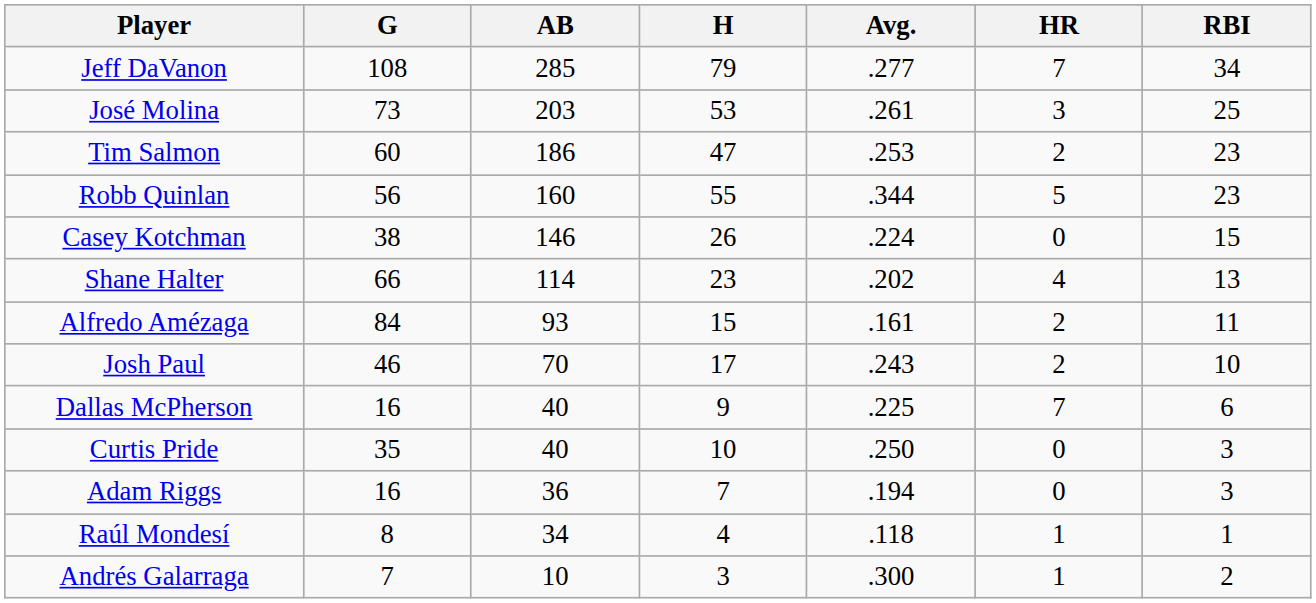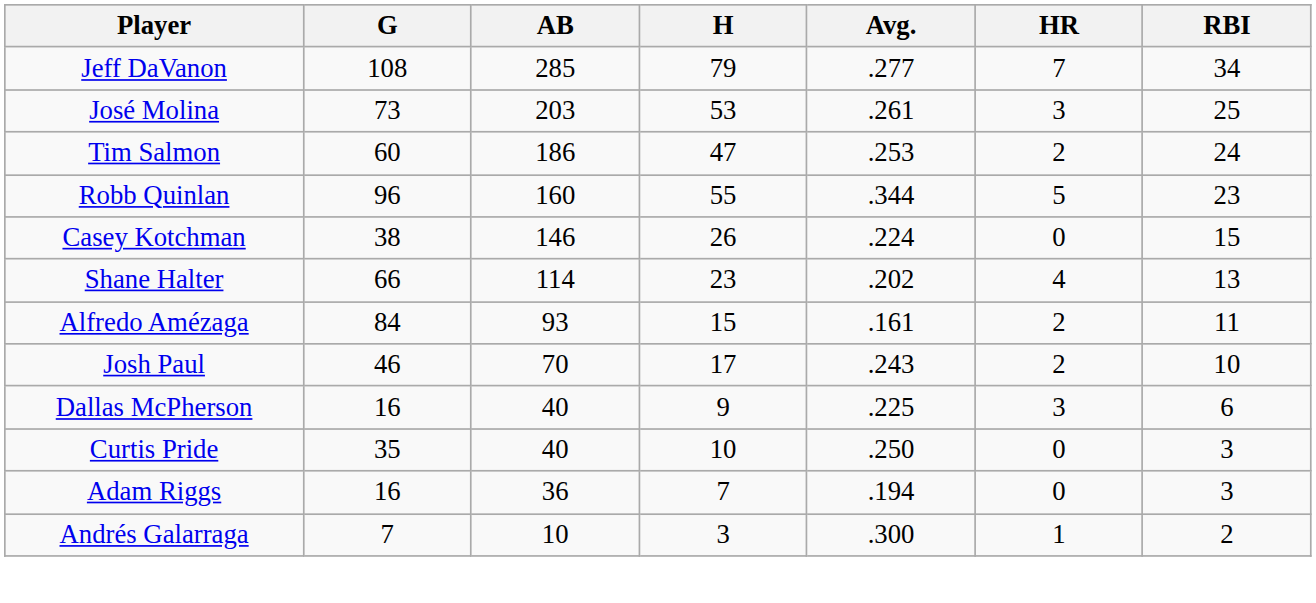(1227, 152) 23 -> (1227, 152) 24
(387, 195) 56 -> (387, 195) 96
(1059, 407) 7 -> (1059, 407) 3
- row: (154, 534)
